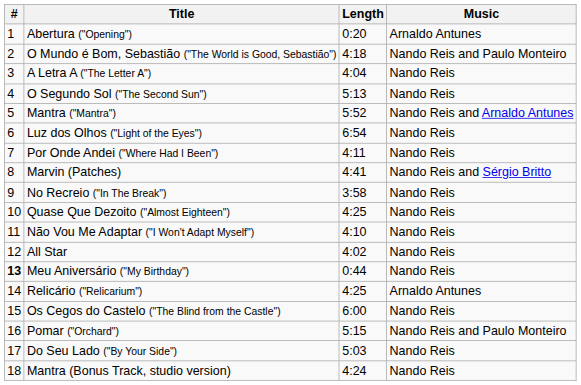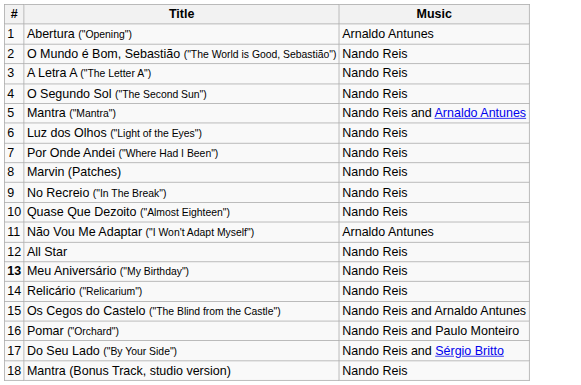- column: (363, 14)
(478, 53) Nando Reis and Paulo Monteiro -> (375, 53) Nando Reis
(470, 172) Nando Reis and Sérgio Britto -> (375, 172) Nando Reis
(422, 232) Nando Reis -> (388, 232) Arnaldo Antunes
(435, 291) Arnaldo Antunes -> (375, 291) Nando Reis
(422, 311) Nando Reis -> (434, 311) Nando Reis and Arnaldo Antunes
(422, 350) Nando Reis -> (423, 350) Nando Reis and Sérgio Britto
